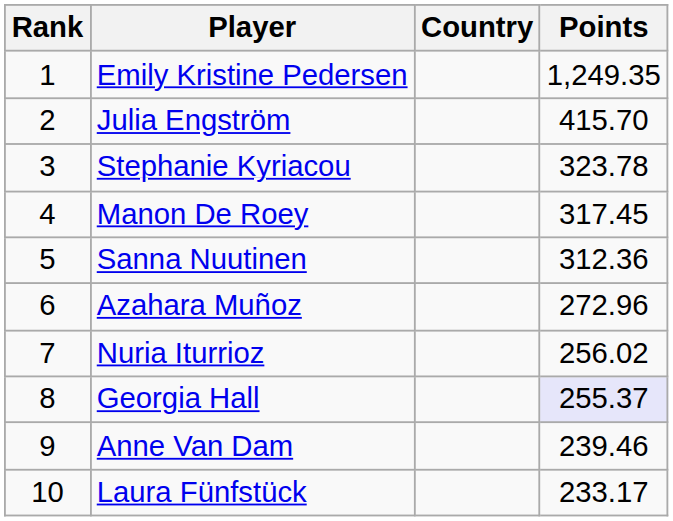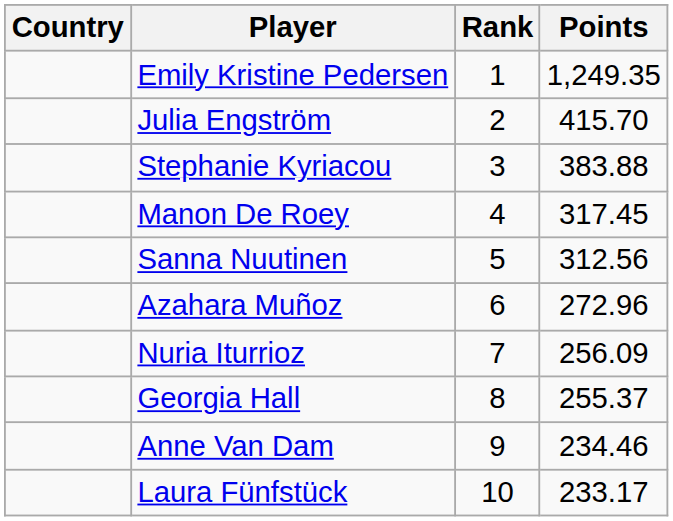columns swapped: (47, 27) <-> (477, 27)
(604, 167) 323.78 -> (604, 167) 383.88
(604, 259) 312.36 -> (604, 259) 312.56
(604, 352) 256.02 -> (604, 352) 256.09
(604, 399) lavender background -> (604, 399) no background
(604, 445) 239.46 -> (604, 445) 234.46
